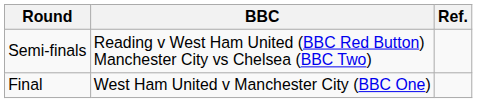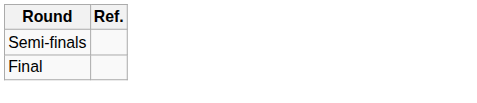- column: (262, 17)
